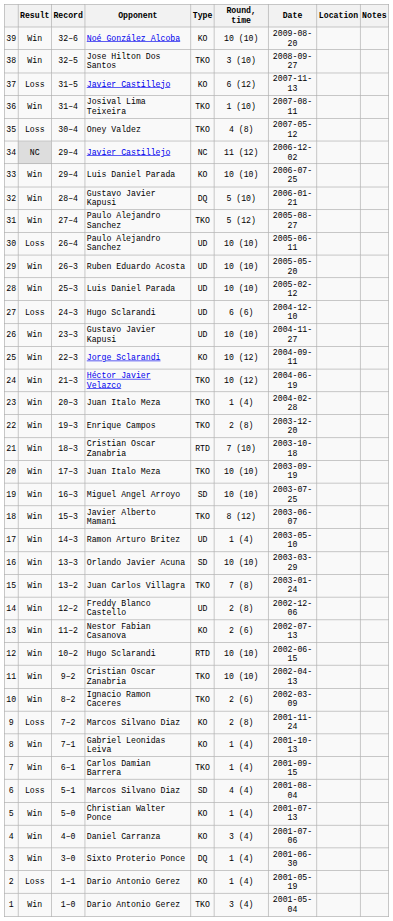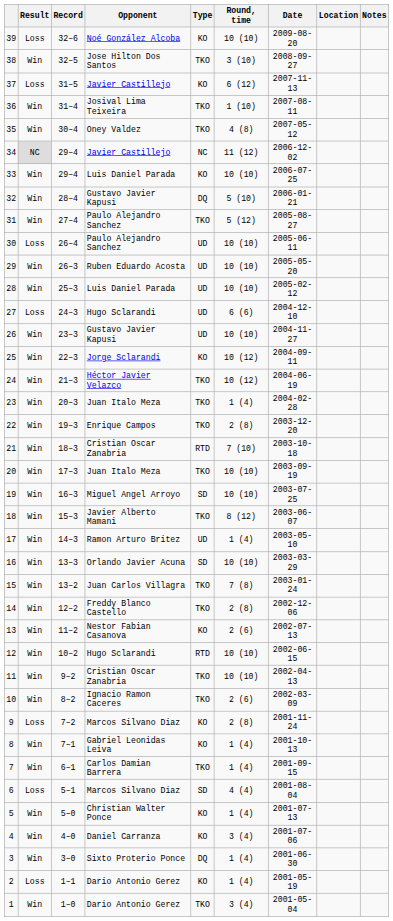(35, 39) Win -> (35, 39) Loss
(35, 130) Loss -> (35, 130) Win
(203, 608) UD -> (203, 608) TKO
